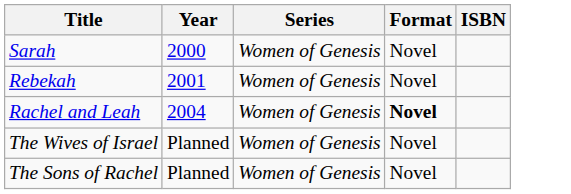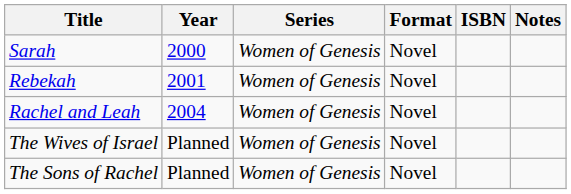+ column: (538, 19)
(413, 111) bold -> (413, 111) normal
